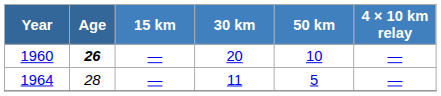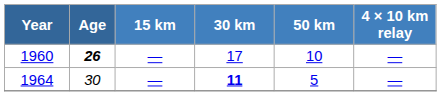(235, 56) 20 -> (235, 56) 17
(92, 80) 28 -> (92, 80) 30
(235, 80) normal -> (235, 80) bold
